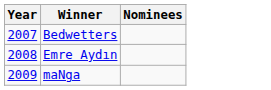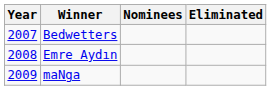+ column: (226, 15)
